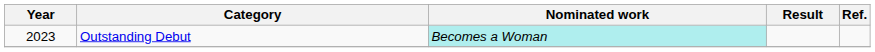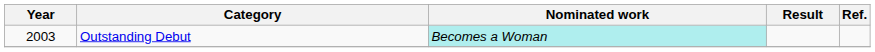(41, 36) 2023 -> (41, 36) 2003
